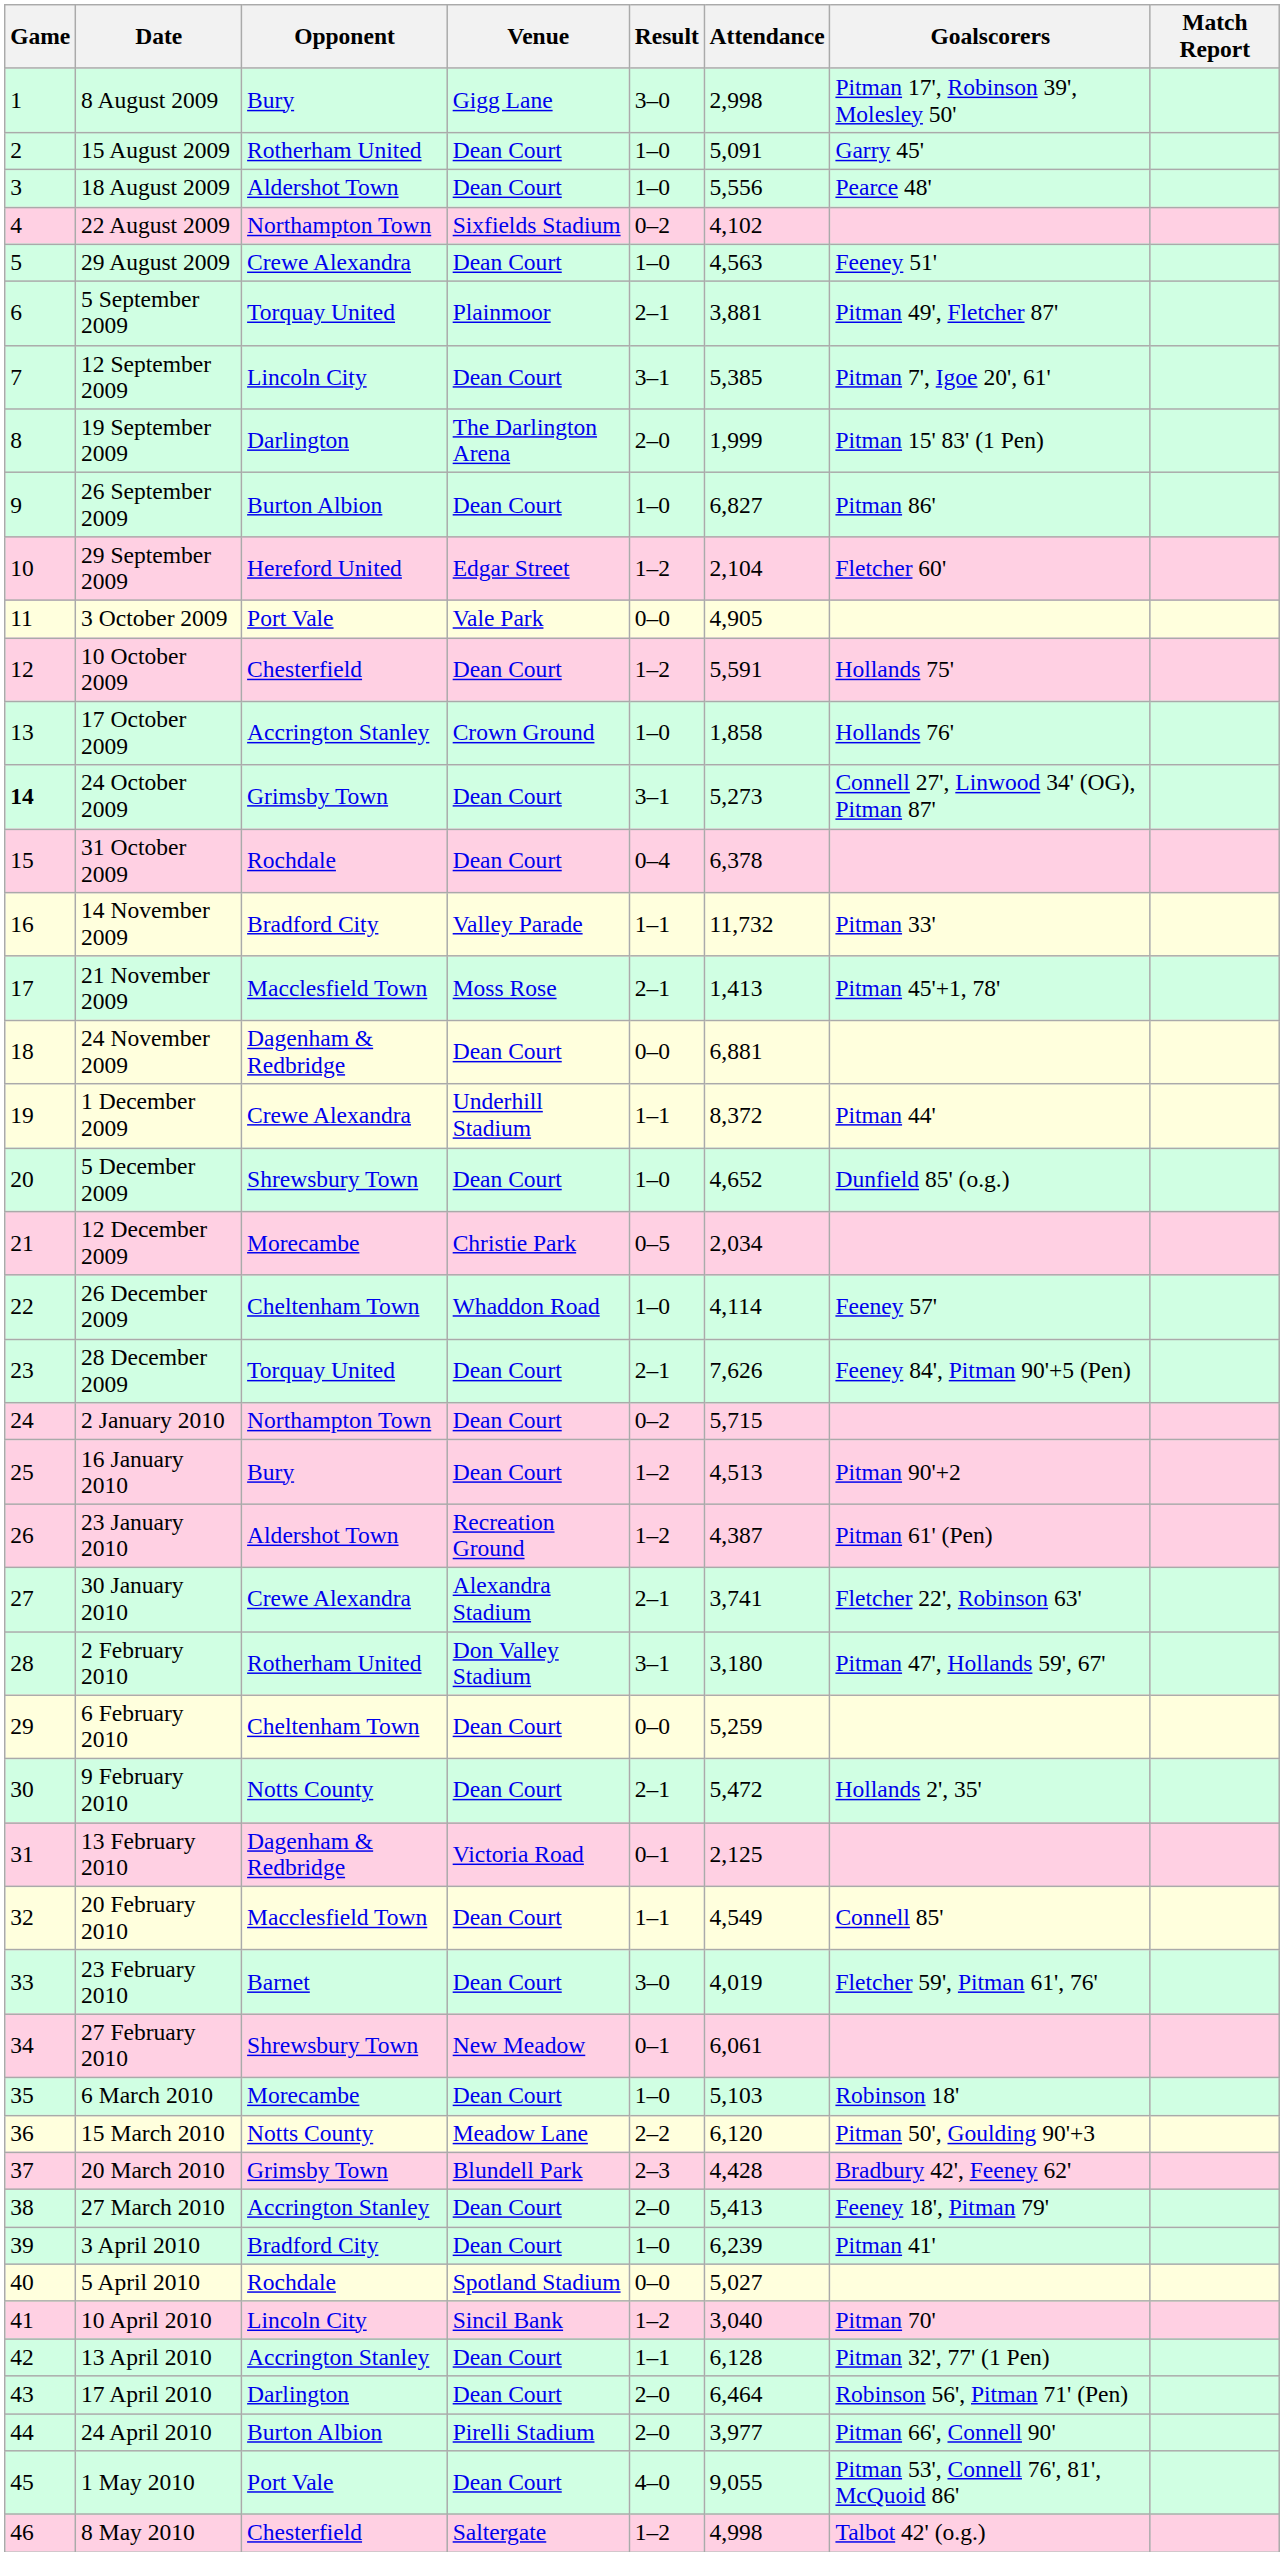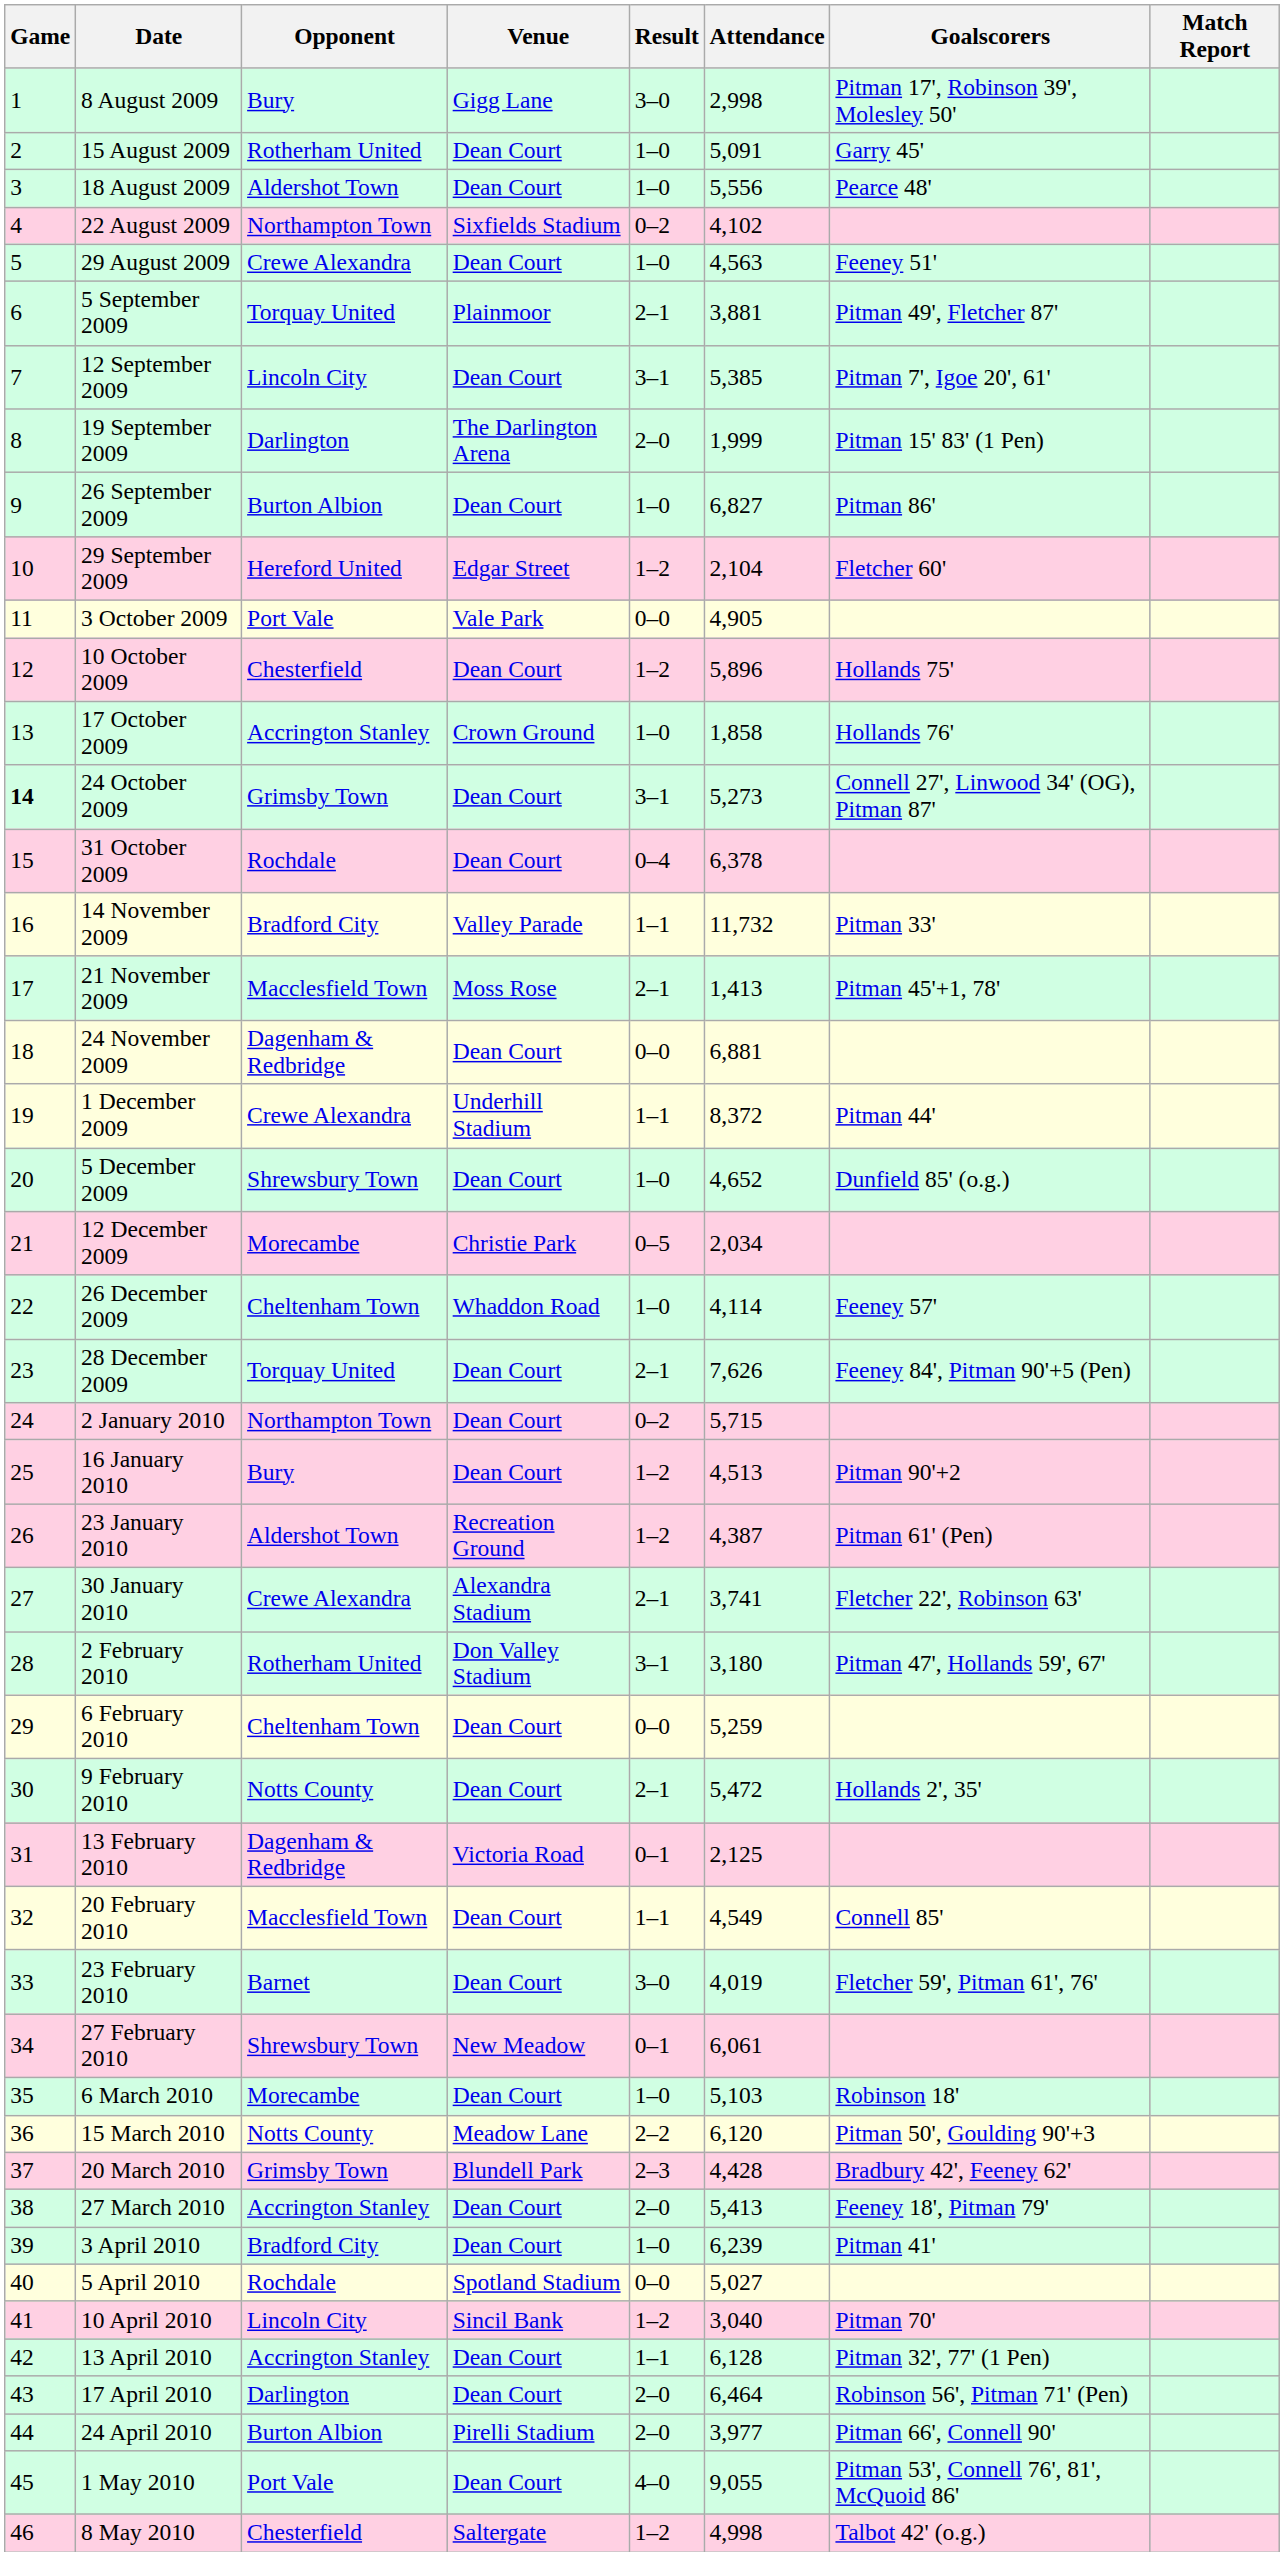(736, 669) 5,591 -> (736, 669) 5,896
